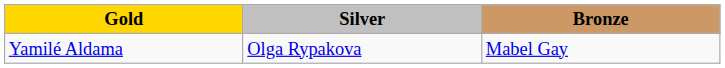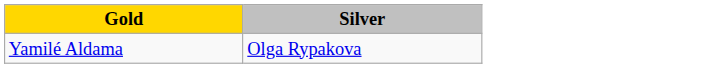- column: (601, 19)
